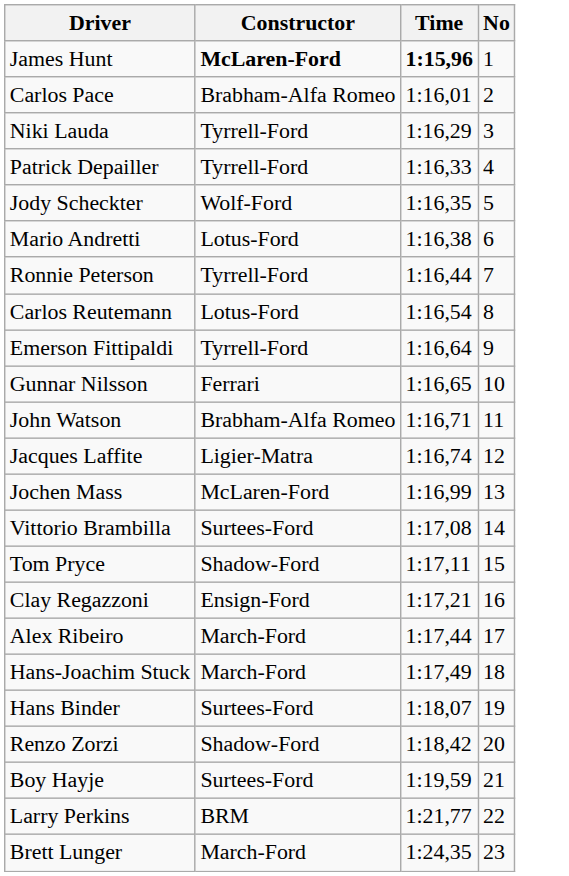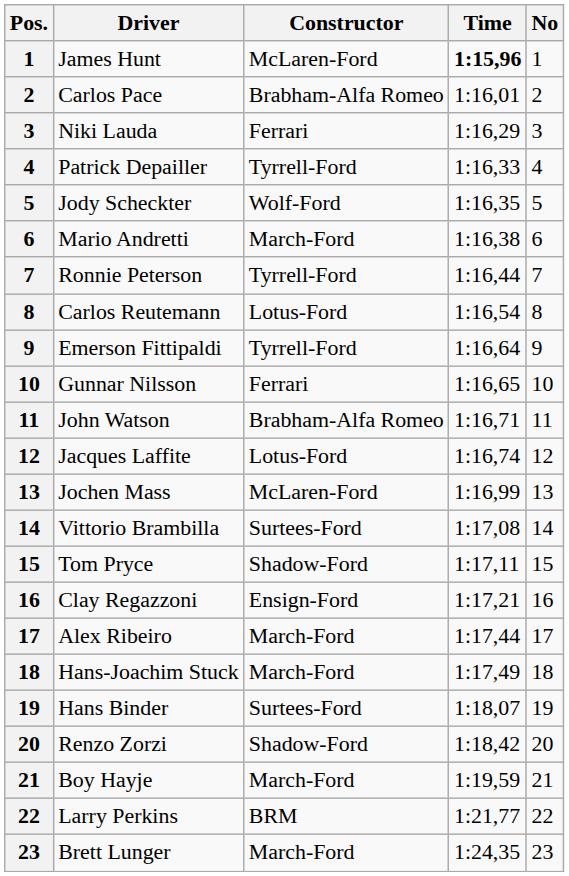+ column: (29, 22)
(271, 58) bold -> (313, 58) normal
(254, 131) Tyrrell-Ford -> (279, 131) Ferrari
(250, 239) Lotus-Ford -> (302, 239) March-Ford
(257, 455) Ligier-Matra -> (298, 455) Lotus-Ford
(257, 780) Surtees-Ford -> (302, 780) March-Ford
